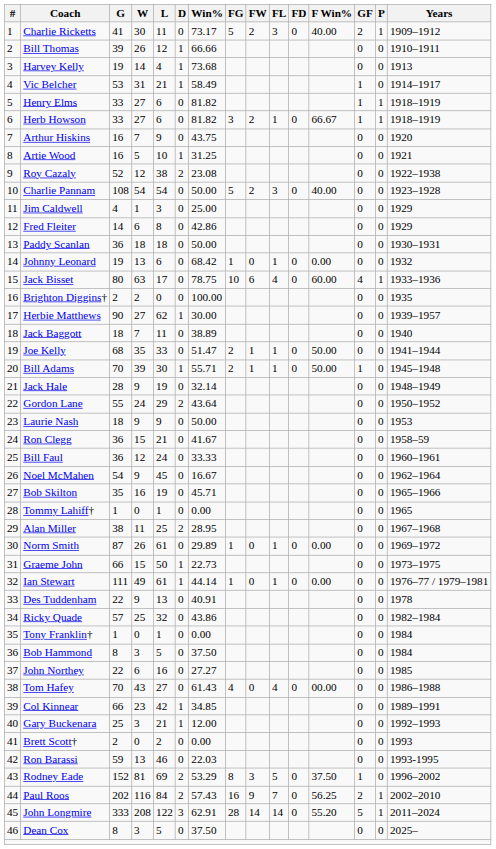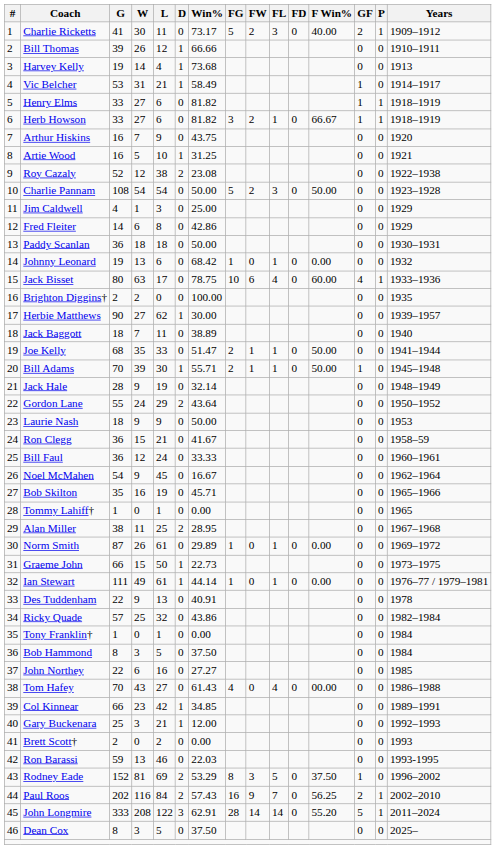(324, 191) 40.00 -> (324, 191) 50.00
